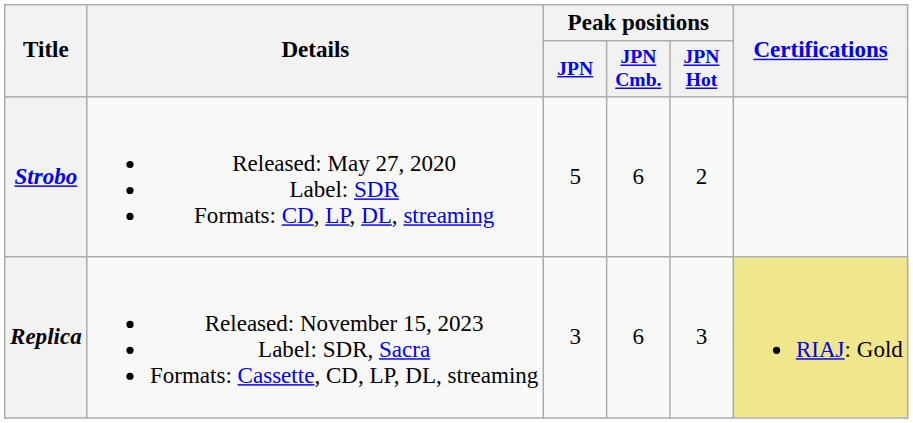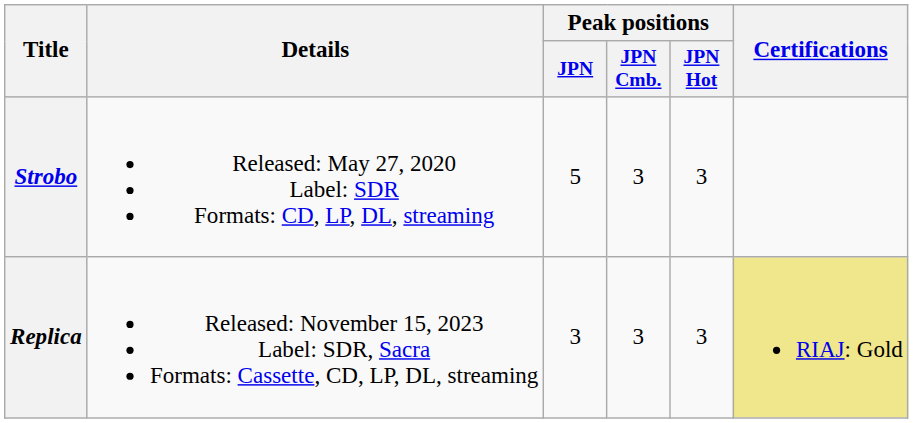(638, 176) 6 -> (638, 176) 3
(701, 176) 2 -> (701, 176) 3
(638, 336) 6 -> (638, 336) 3
